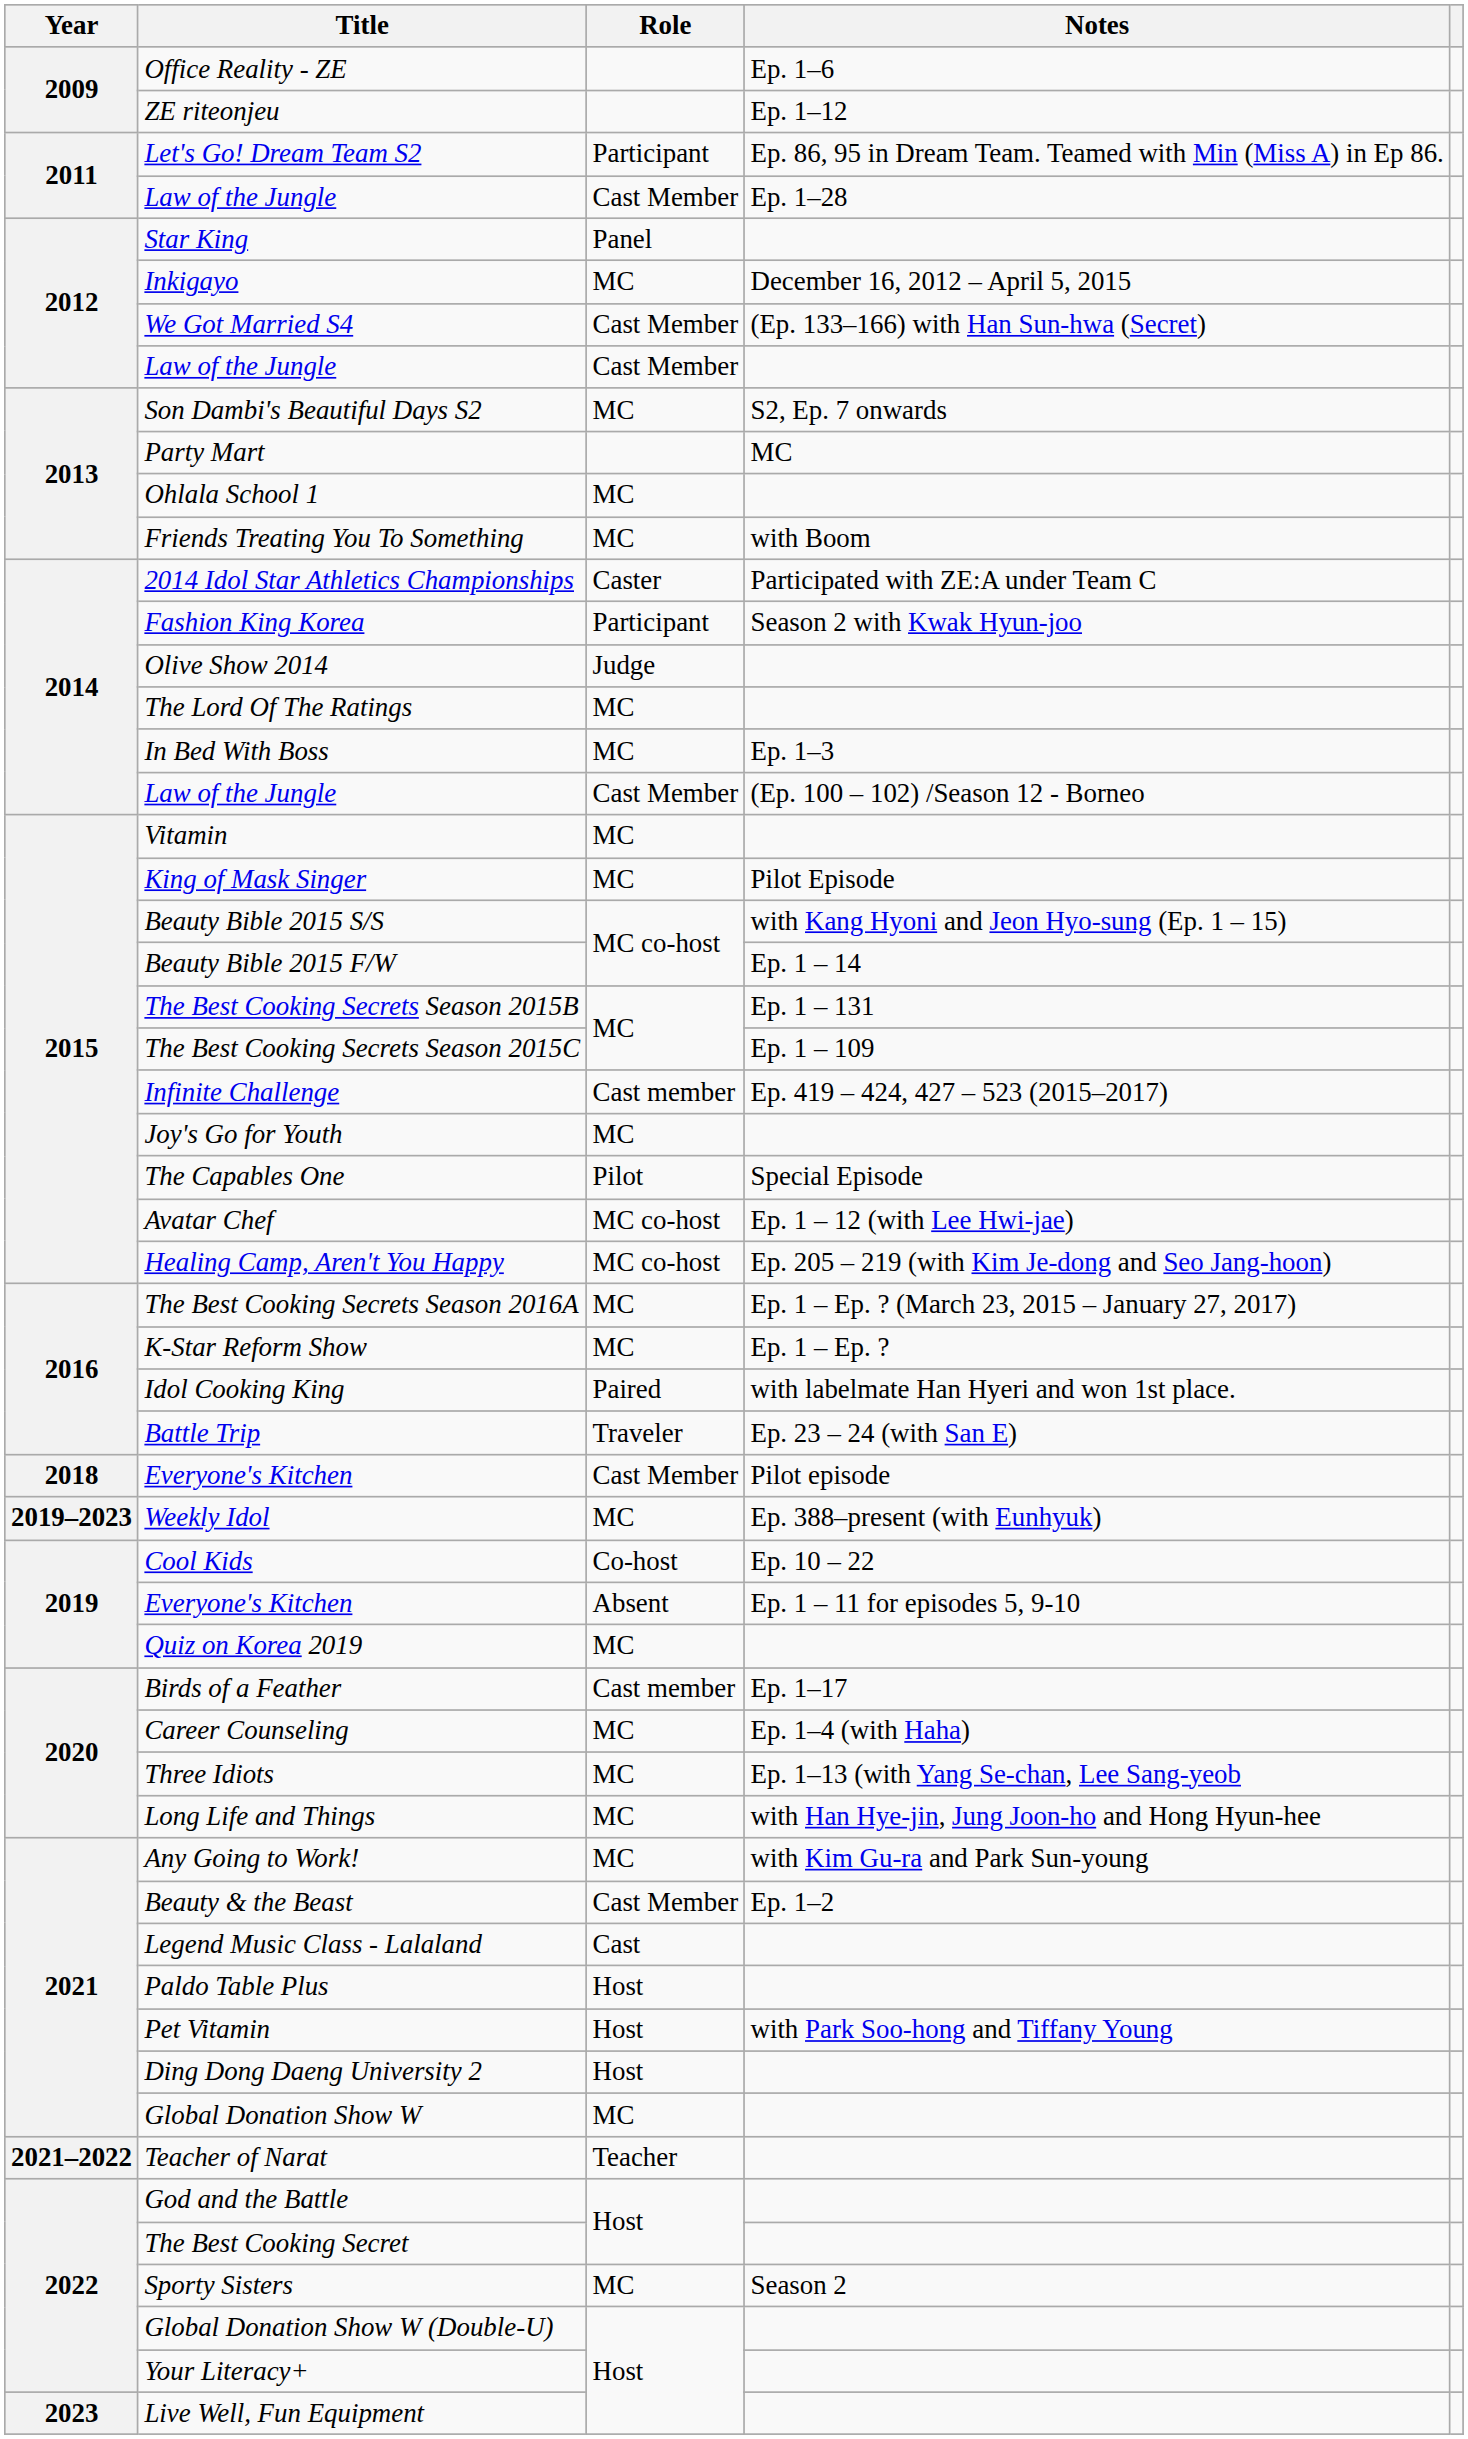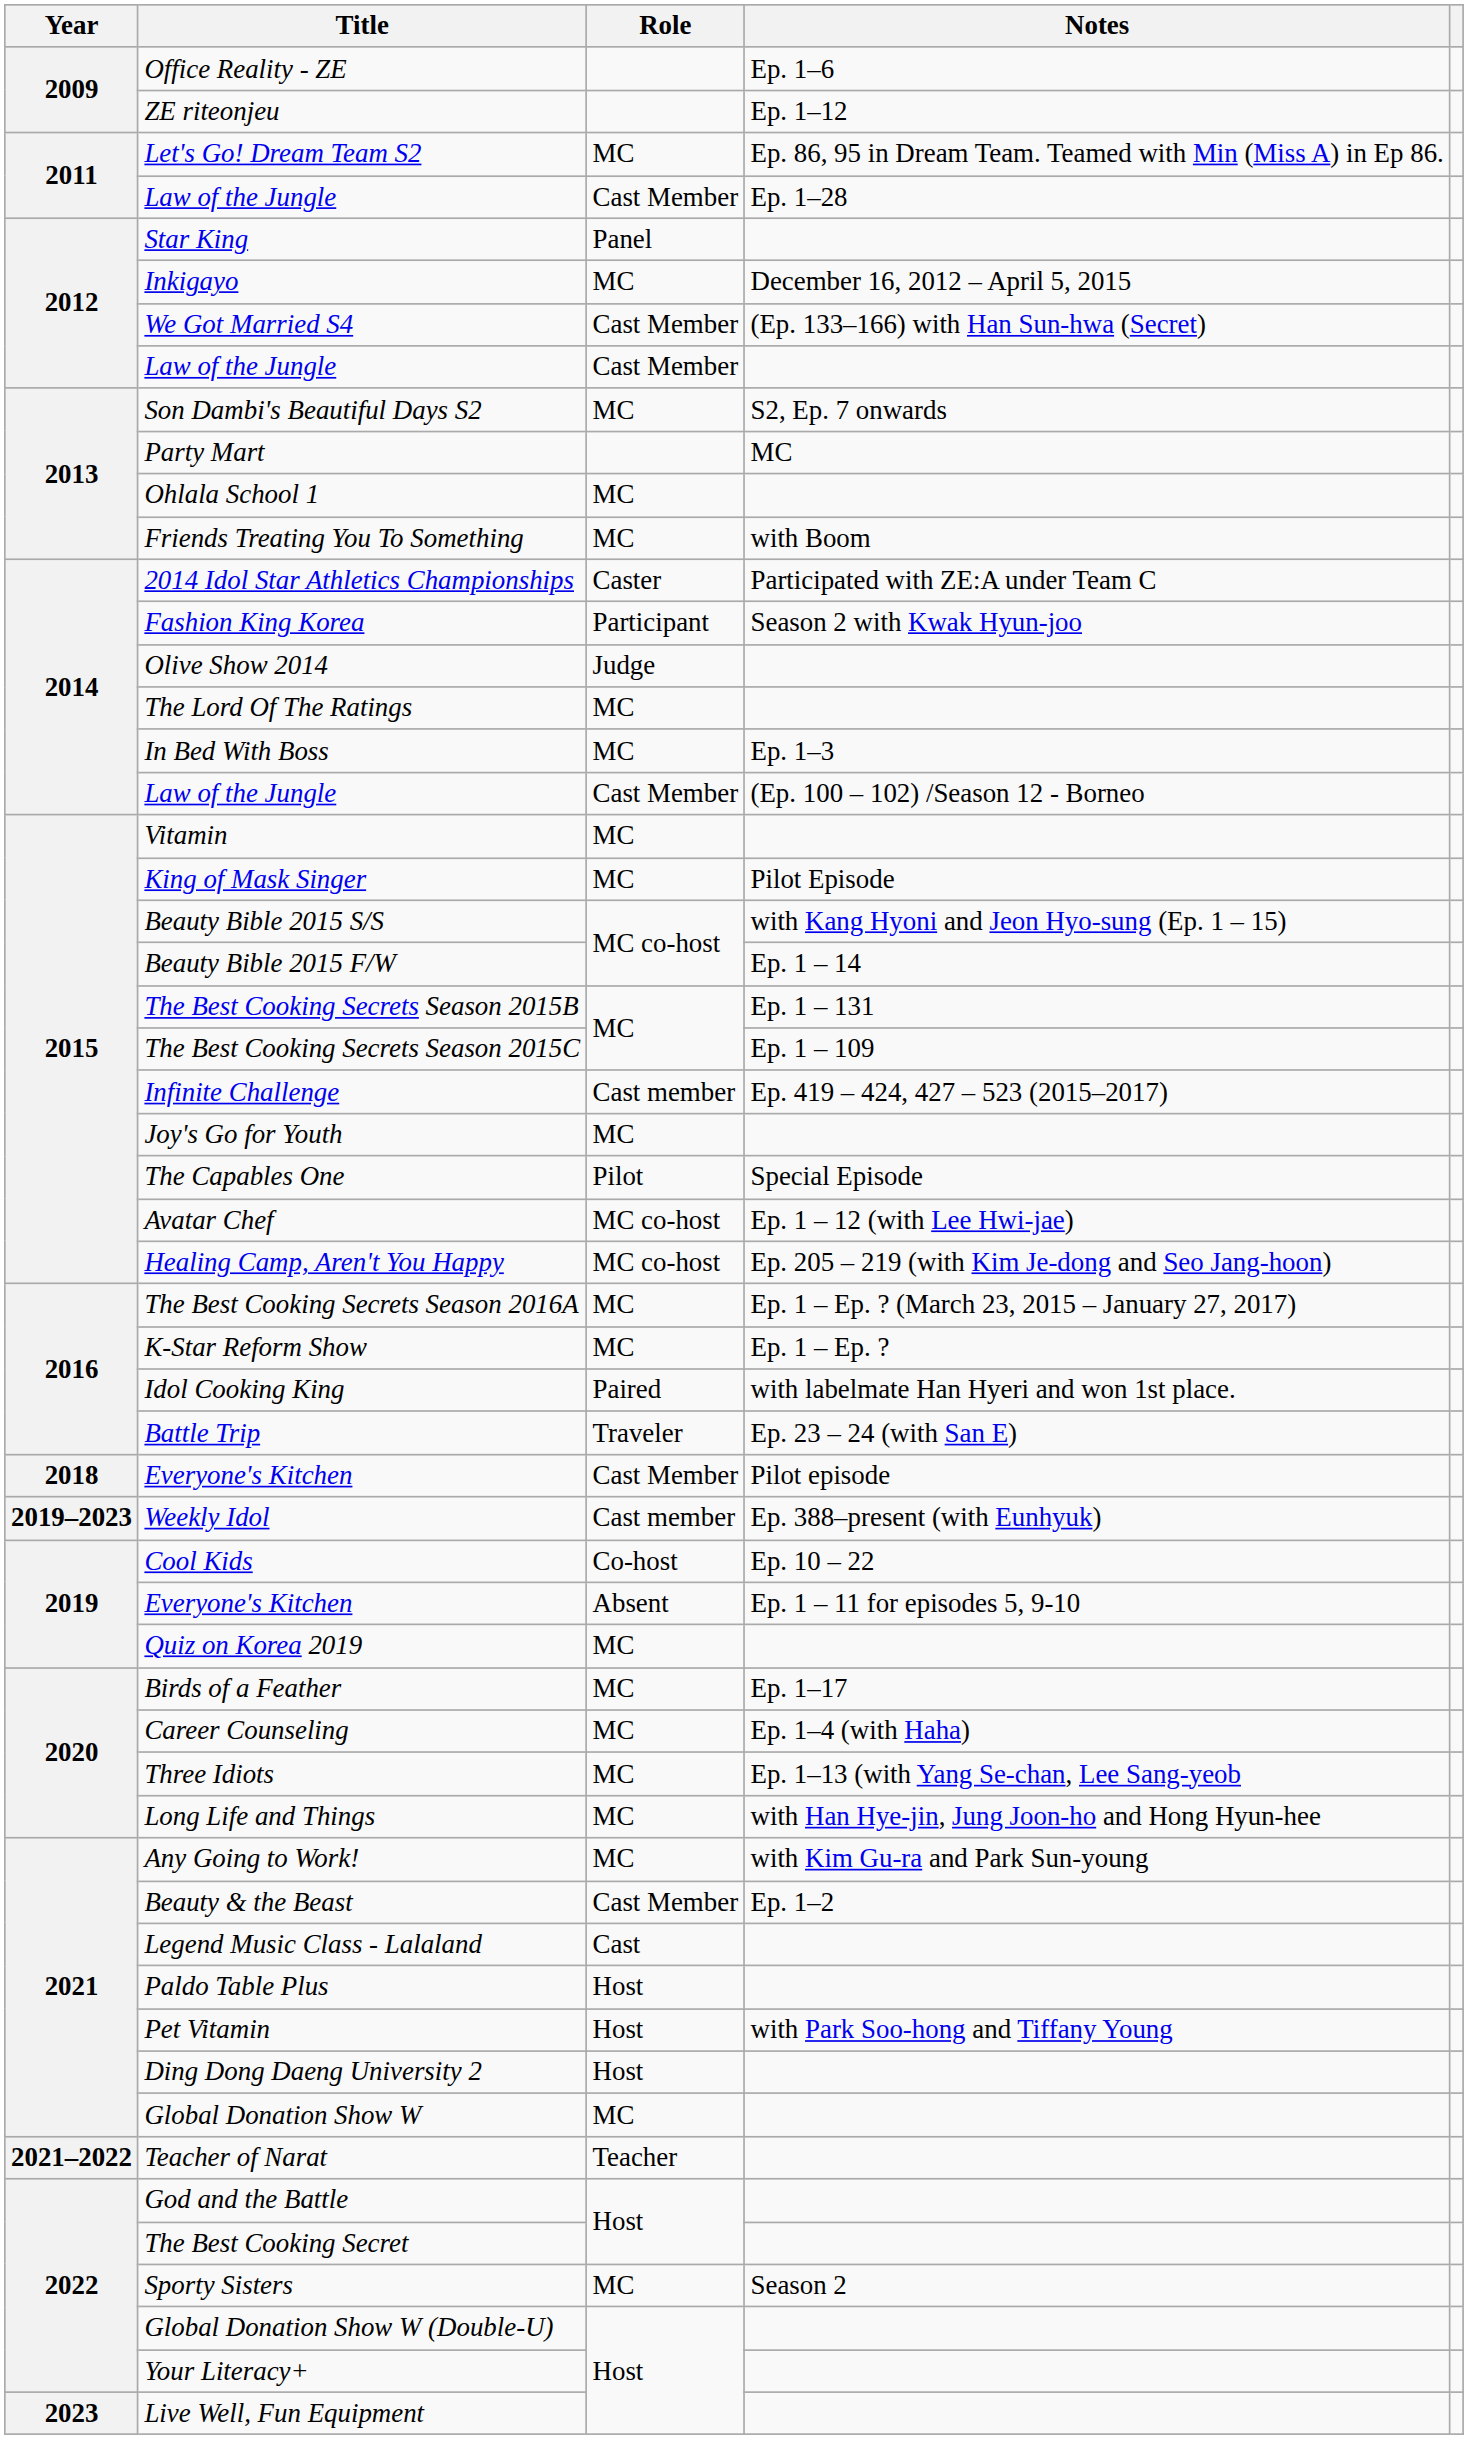(651, 153) Participant -> (613, 153) MC
(613, 1517) MC -> (664, 1517) Cast member
(664, 1688) Cast member -> (613, 1688) MC
